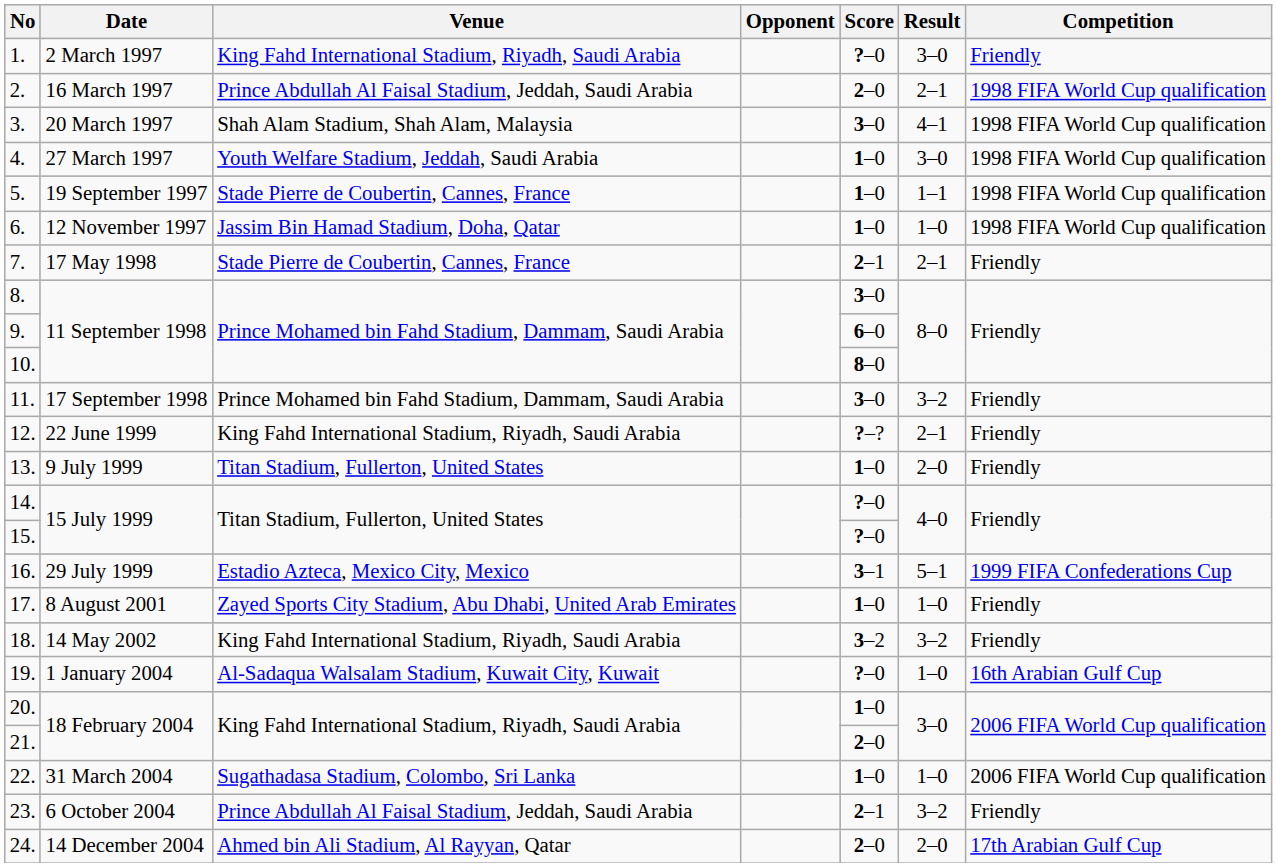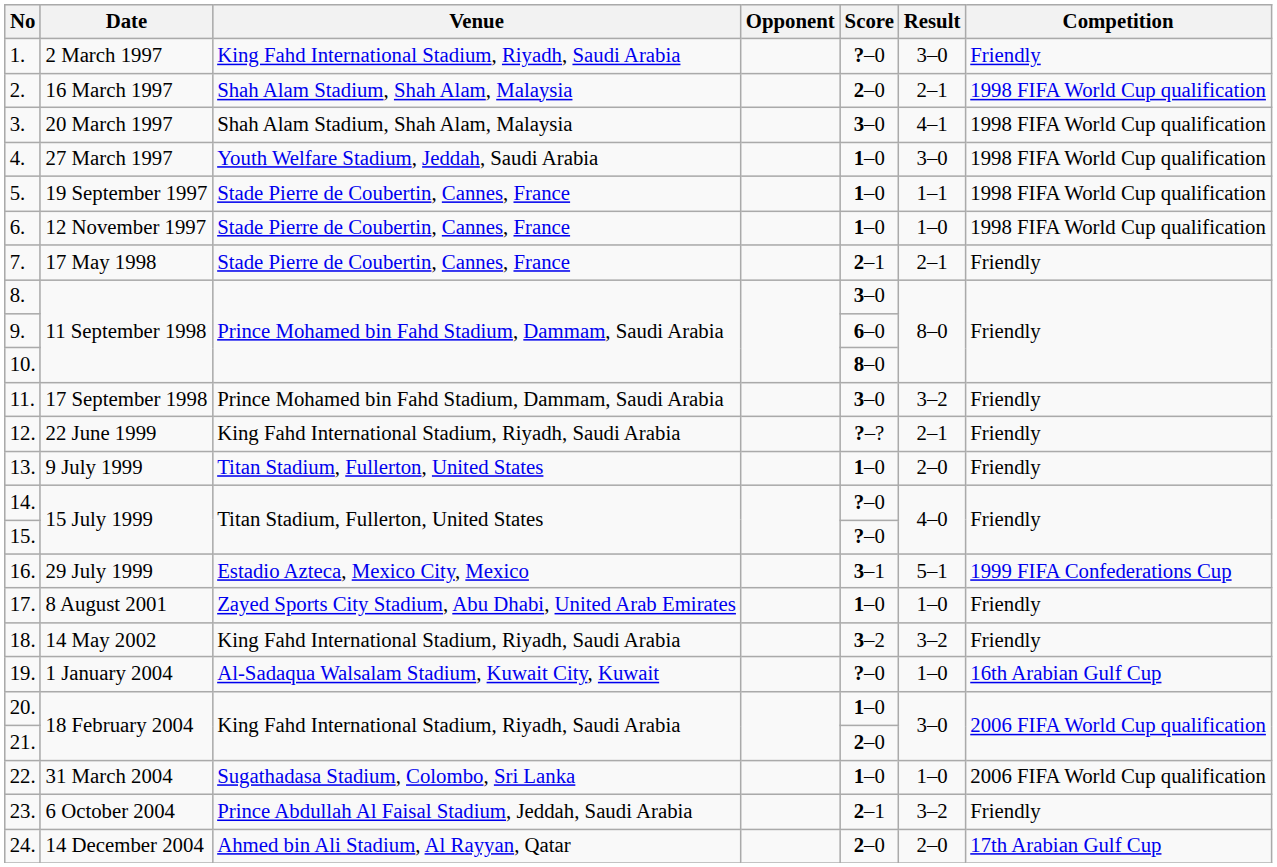(455, 89) Prince Abdullah Al Faisal Stadium, Jeddah, Saudi Arabia -> (395, 89) Shah Alam Stadium, Shah Alam, Malaysia
(388, 227) Jassim Bin Hamad Stadium, Doha, Qatar -> (394, 227) Stade Pierre de Coubertin, Cannes, France
